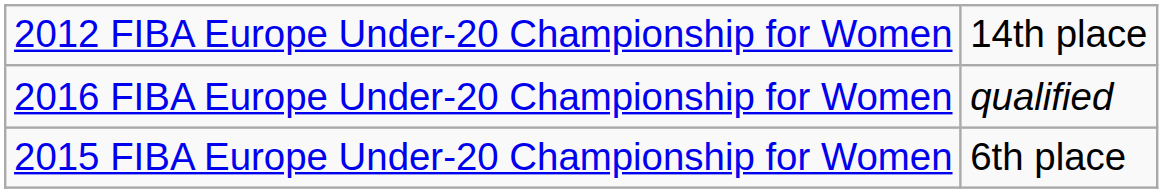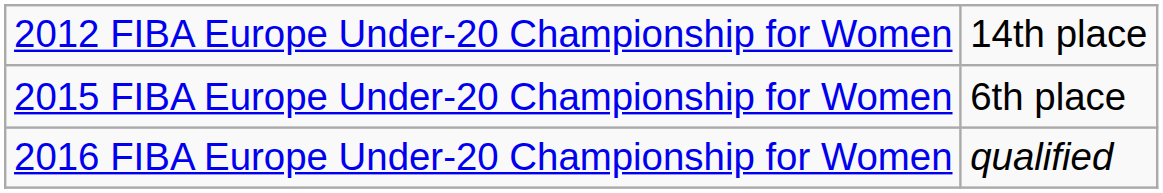rows swapped: (483, 156) <-> (483, 95)
